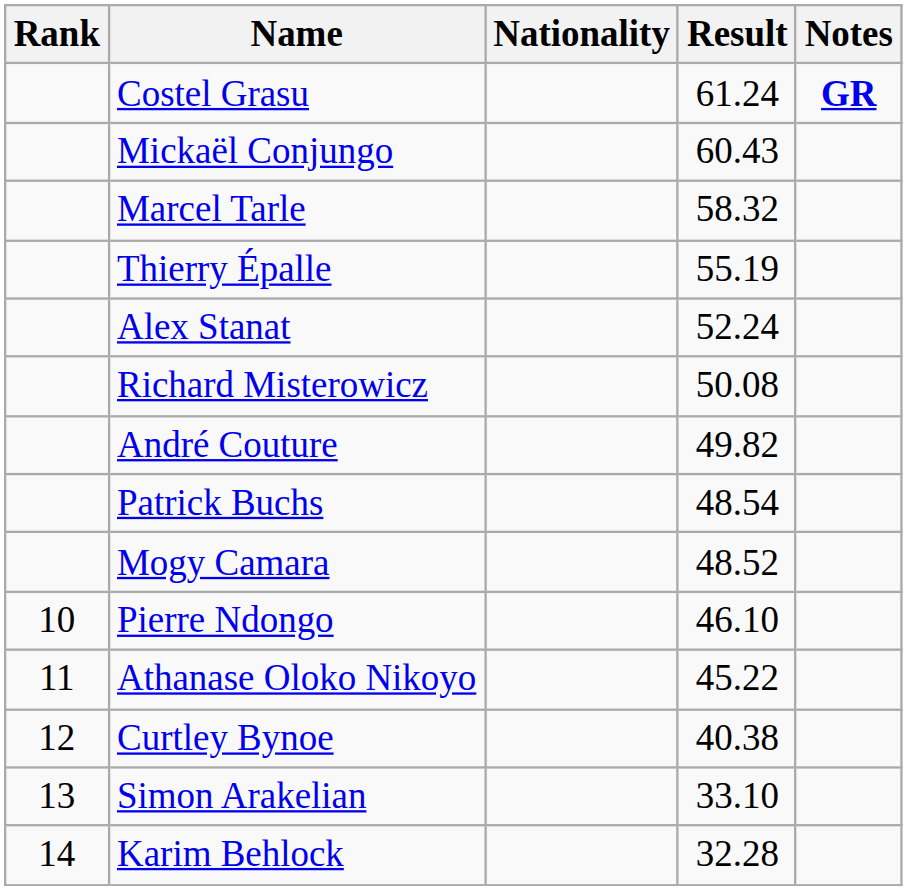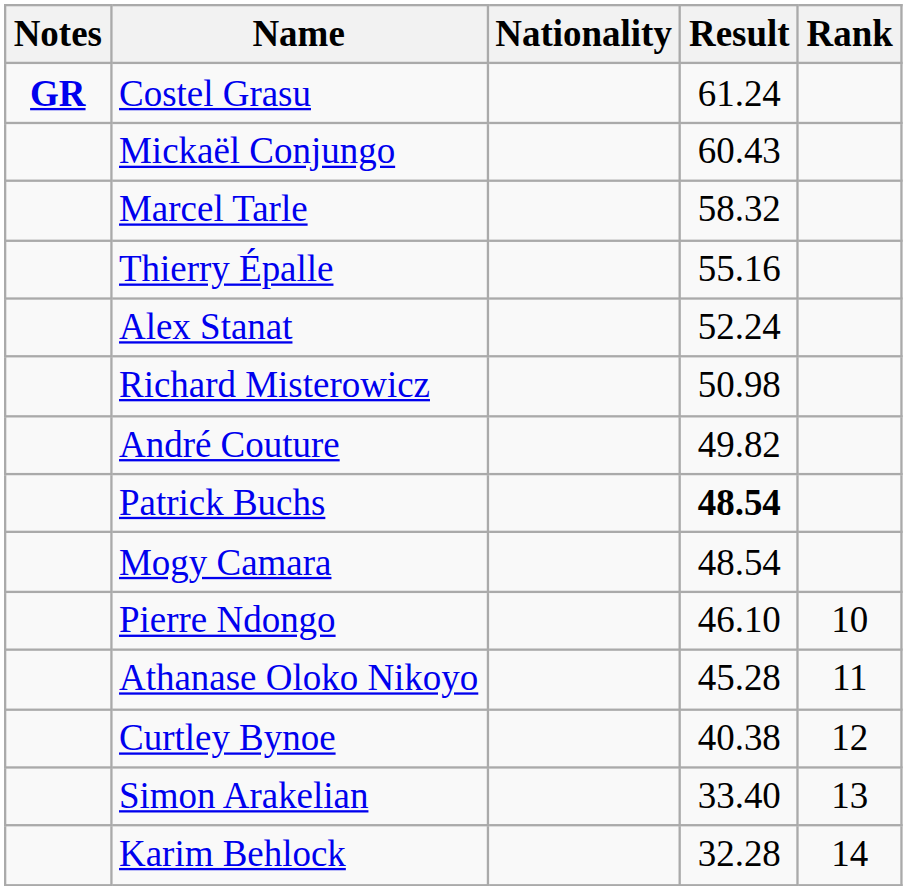columns swapped: (57, 33) <-> (849, 33)
(737, 268) 55.19 -> (739, 268) 55.16
(737, 385) 50.08 -> (739, 385) 50.98
(737, 502) normal -> (739, 502) bold
(737, 561) 48.52 -> (739, 561) 48.54
(737, 678) 45.22 -> (739, 678) 45.28
(737, 795) 33.10 -> (739, 795) 33.40
